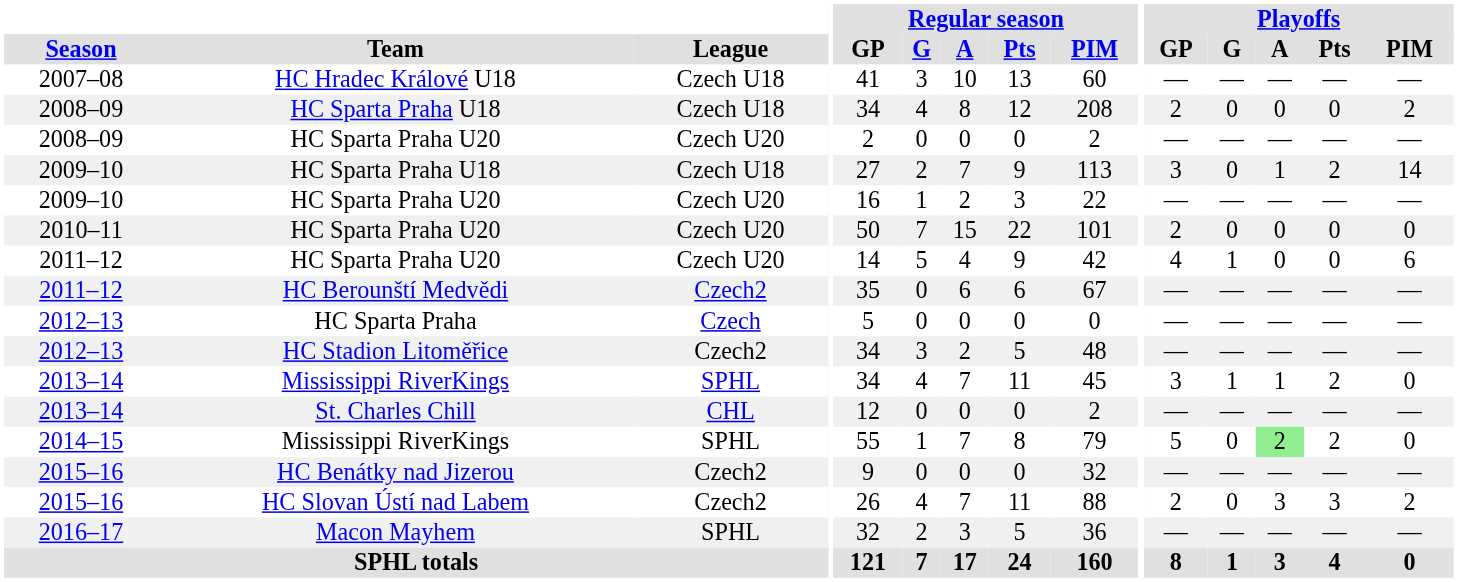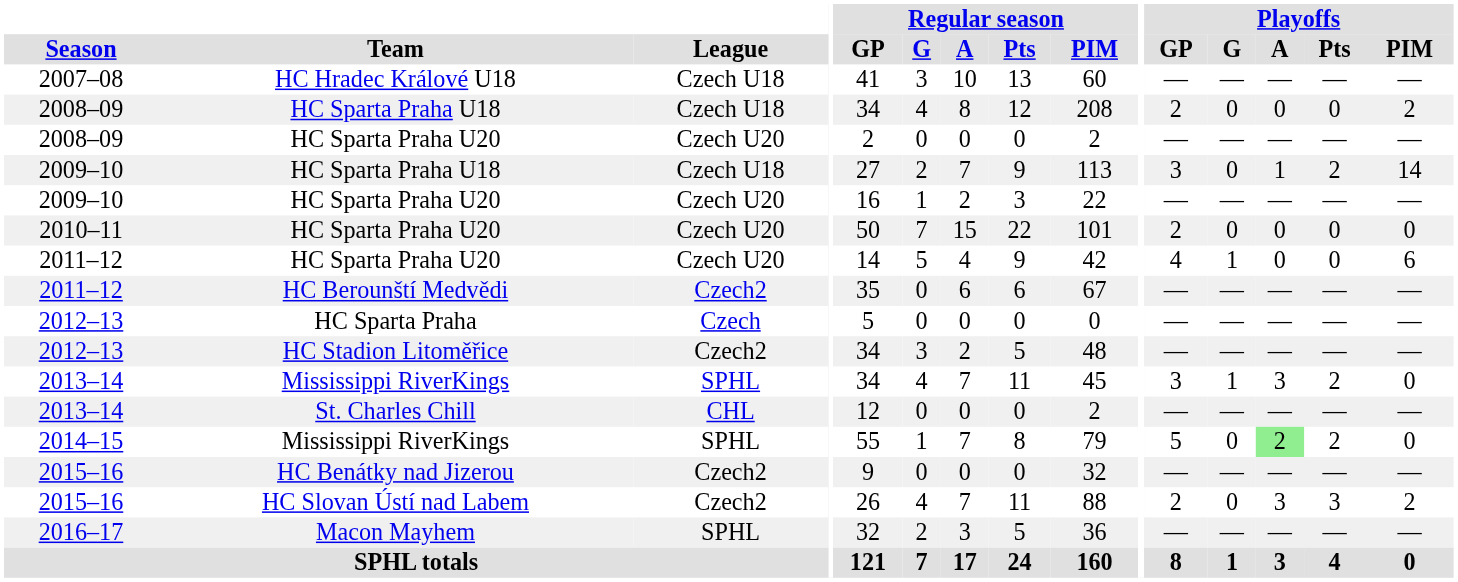(1280, 381) 1 -> (1280, 381) 3
